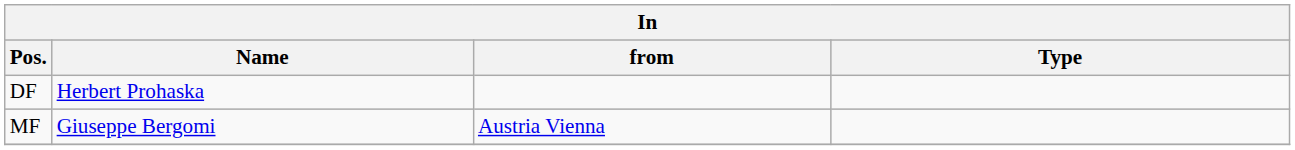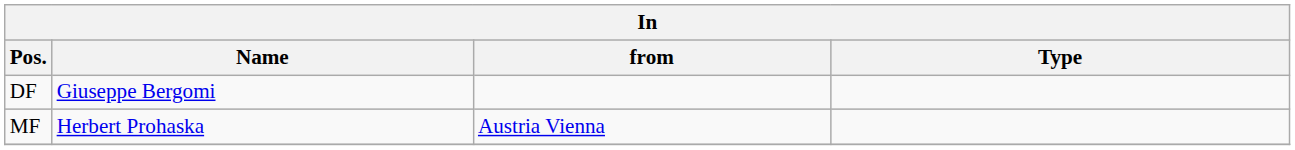(130, 92) Herbert Prohaska -> (136, 92) Giuseppe Bergomi
(136, 127) Giuseppe Bergomi -> (130, 127) Herbert Prohaska
